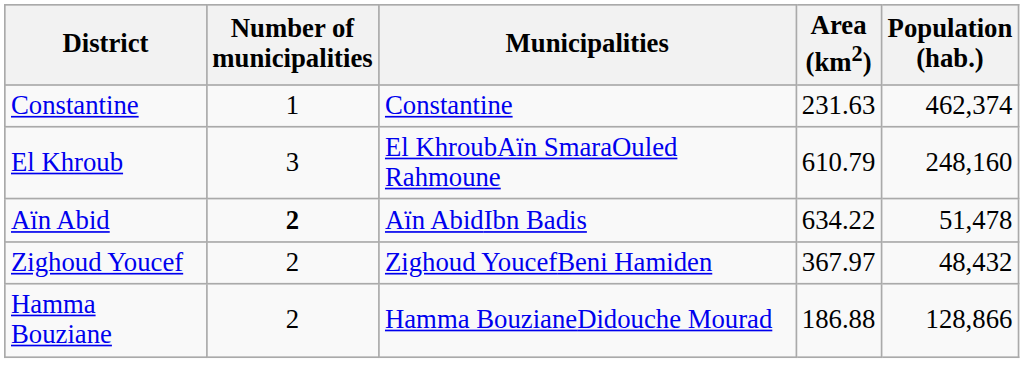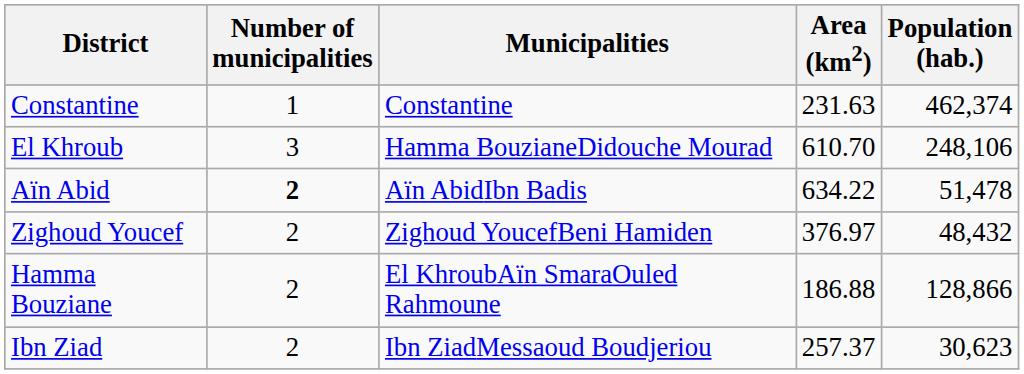(531, 162) El KhroubAïn SmaraOuled Rahmoune -> (579, 147) Hamma BouzianeDidouche Mourad
(839, 162) 610.79 -> (839, 147) 610.70
(969, 162) 248,160 -> (969, 147) 248,106
(839, 262) 367.97 -> (839, 232) 376.97
(579, 319) Hamma BouzianeDidouche Mourad -> (531, 289) El KhroubAïn SmaraOuled Rahmoune
+ row: (57, 347)
